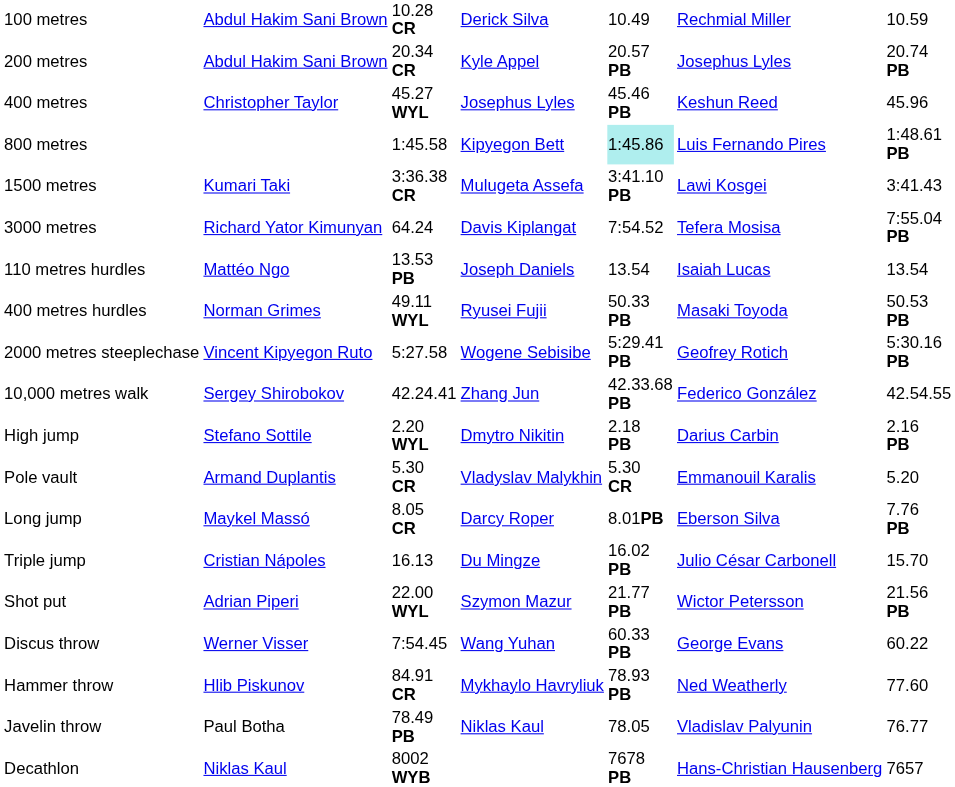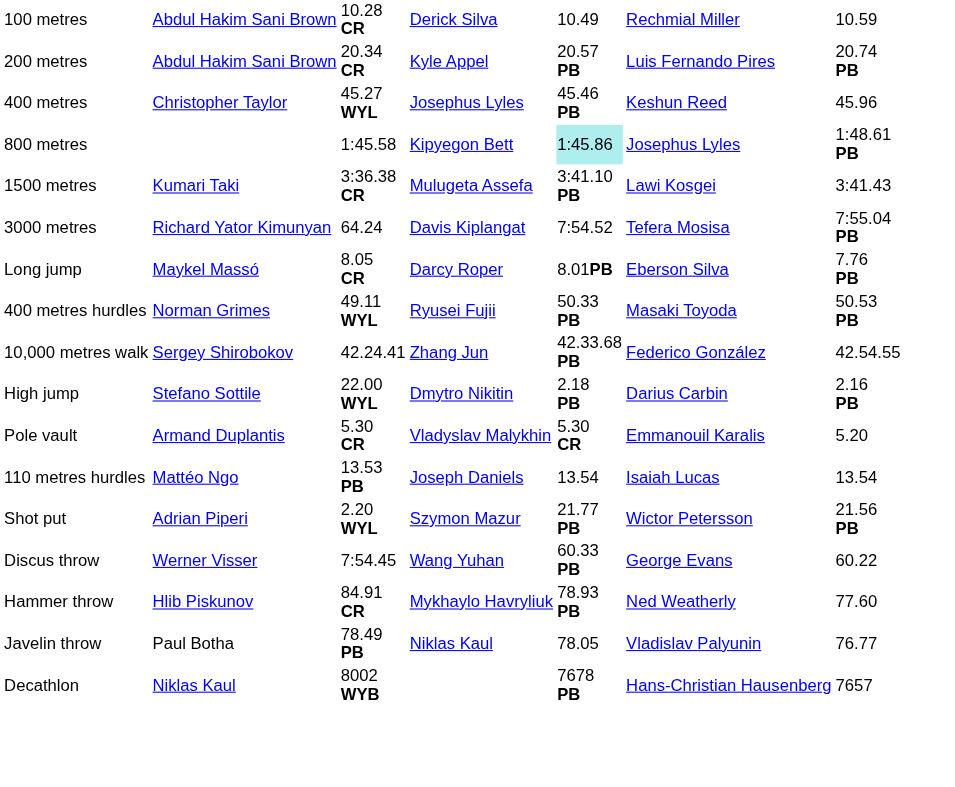(734, 61) Josephus Lyles -> (701, 61) Luis Fernando Pires
(751, 144) Luis Fernando Pires -> (683, 144) Josephus Lyles
rows swapped: (75, 269) <-> (43, 519)
- row: (102, 352)
(410, 435) 2.20 WYL -> (362, 394) 22.00 WYL
- row: (45, 560)
(412, 602) 22.00 WYL -> (359, 519) 2.20 WYL
